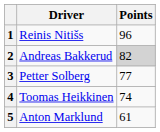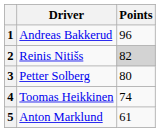(51, 35) Reinis Nitišs -> (66, 35) Andreas Bakkerud
(66, 56) Andreas Bakkerud -> (51, 56) Reinis Nitišs
(126, 76) 77 -> (126, 76) 80
